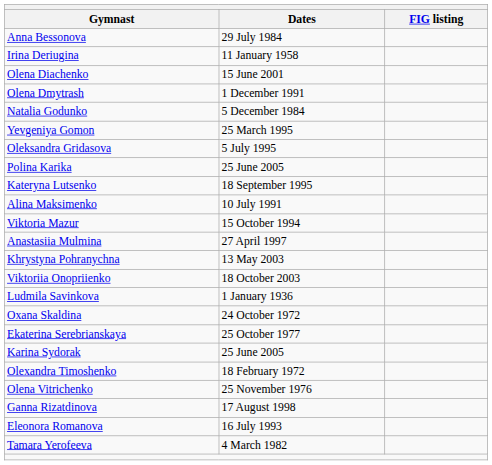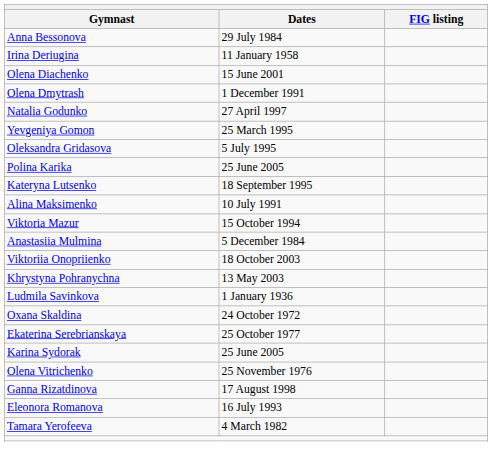(263, 111) 5 December 1984 -> (254, 111) 27 April 1997
(254, 241) 27 April 1997 -> (263, 241) 5 December 1984
rows swapped: (59, 278) <-> (63, 259)
- row: (62, 371)
